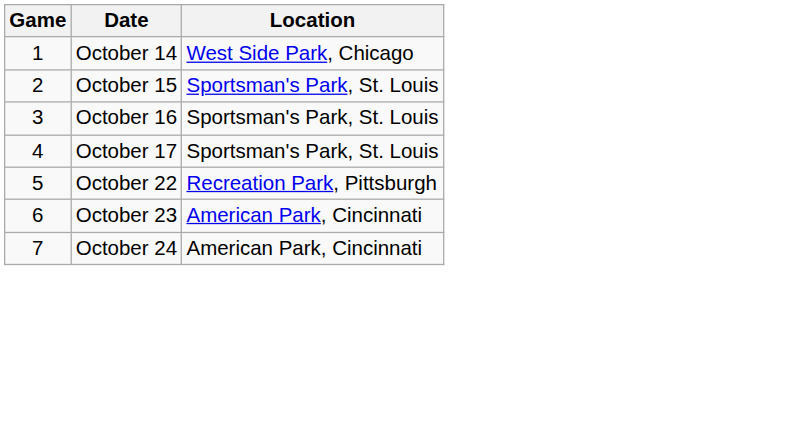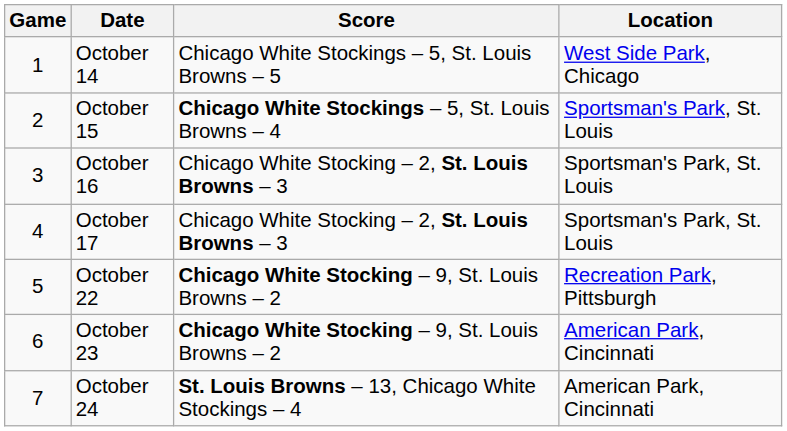+ column: (367, 20)
